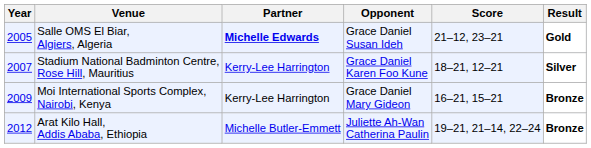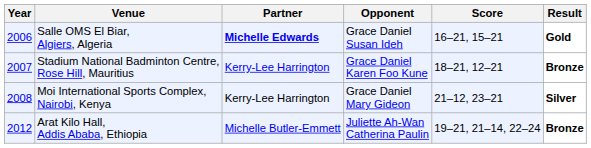(20, 38) 2005 -> (20, 38) 2006
(469, 38) 21–12, 23–21 -> (469, 38) 16–21, 15–21
(561, 68) Silver -> (565, 68) Bronze
(20, 98) 2009 -> (20, 98) 2008
(469, 98) 16–21, 15–21 -> (469, 98) 21–12, 23–21
(565, 98) Bronze -> (561, 98) Silver
